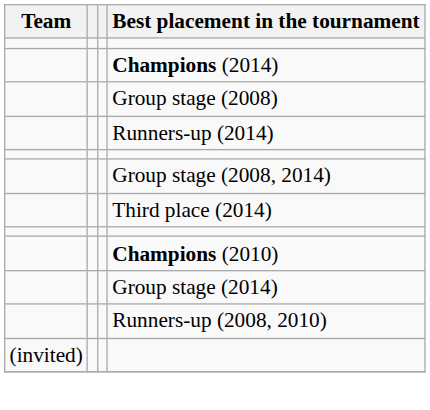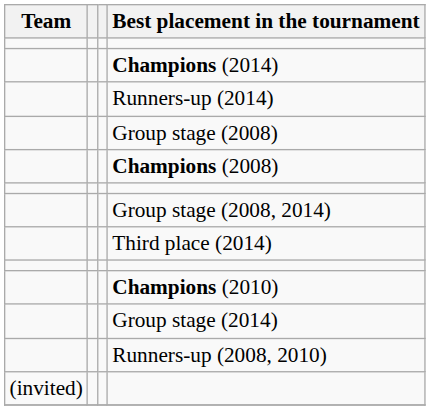rows swapped: (46, 99) <-> (46, 133)
+ row: (46, 166)
